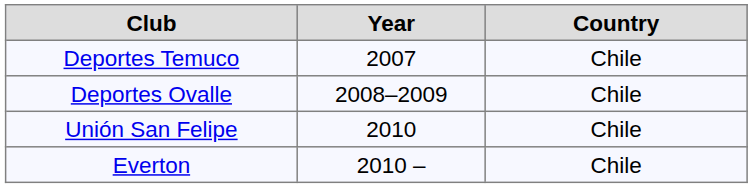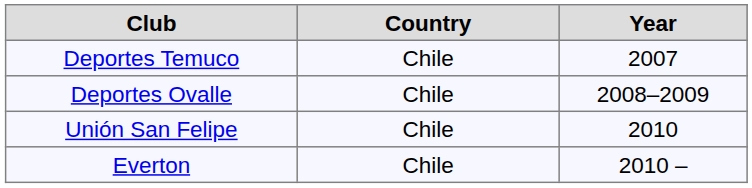columns swapped: (616, 23) <-> (391, 23)
